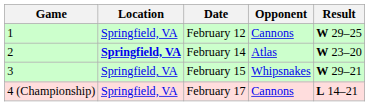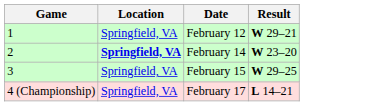- column: (281, 14)
(339, 33) W 29–25 -> (274, 33) W 29–21
(339, 71) W 29–21 -> (274, 71) W 29–25
